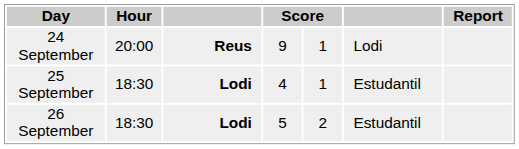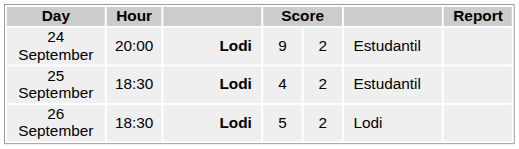(237, 46) Reus -> (240, 46) Lodi
(323, 46) 1 -> (323, 46) 2
(364, 46) Lodi -> (383, 46) Estudantil
(323, 84) 1 -> (323, 84) 2
(383, 123) Estudantil -> (364, 123) Lodi
